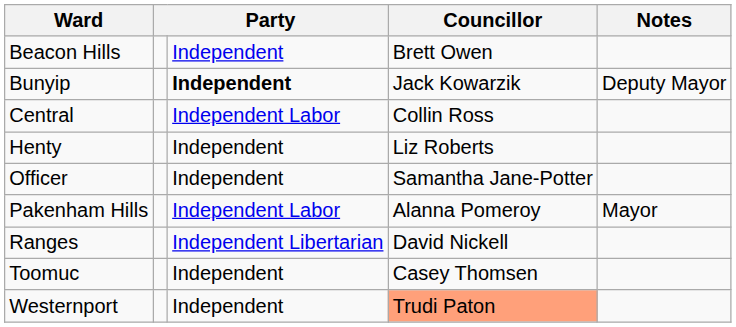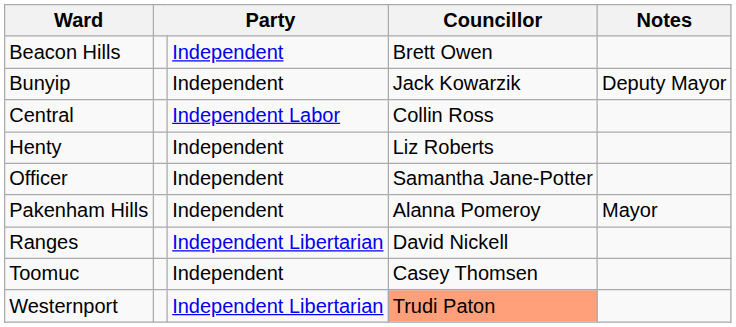(232, 83) bold -> (228, 83) normal
(256, 210) Independent Labor -> (228, 210) Independent
(228, 305) Independent -> (278, 305) Independent Libertarian
